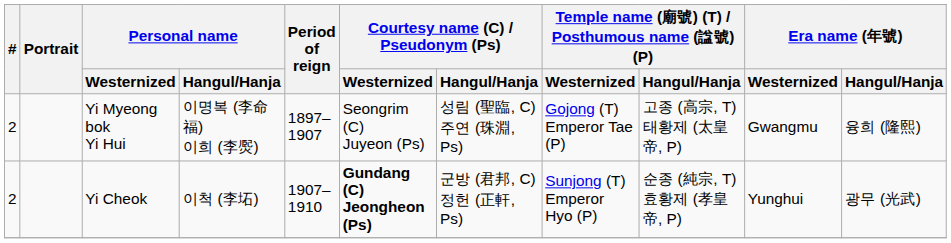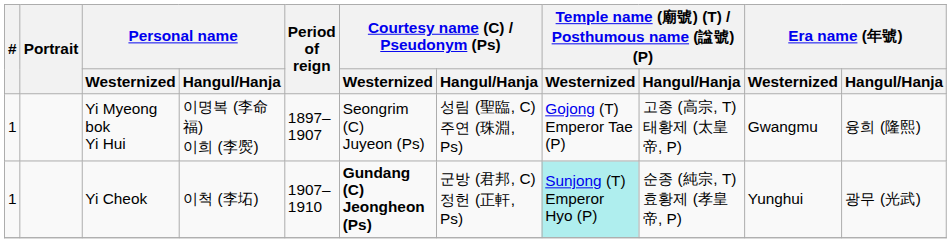(12, 127) 2 -> (12, 127) 1
(12, 199) 2 -> (12, 199) 1
(585, 199) no background -> (585, 199) paleturquoise background
